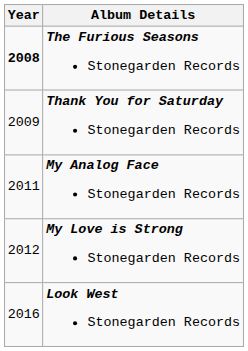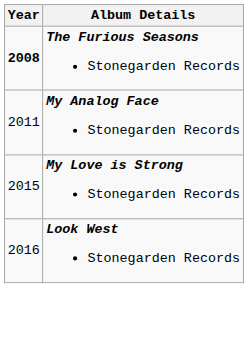- row: (143, 116)
(24, 251) 2012 -> (24, 186) 2015
